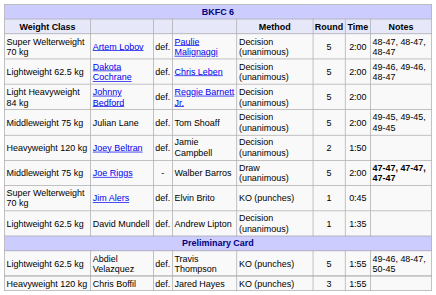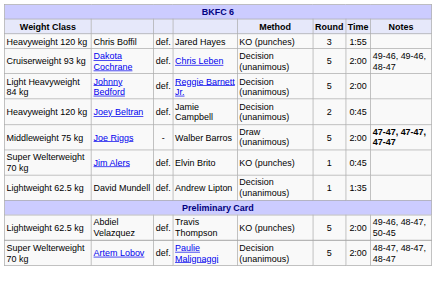rows swapped: (118, 46) <-> (114, 283)
(45, 72) Lightweight 62.5 kg -> (46, 61) Cruiserweight 93 kg
- row: (116, 122)
(358, 147) 1:50 -> (358, 112) 0:45
(358, 263) 1:55 -> (358, 227) 2:00
